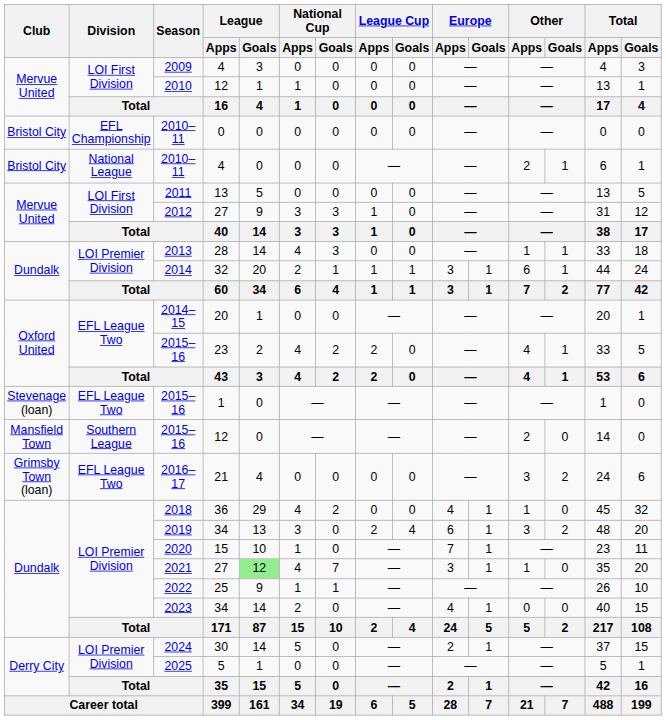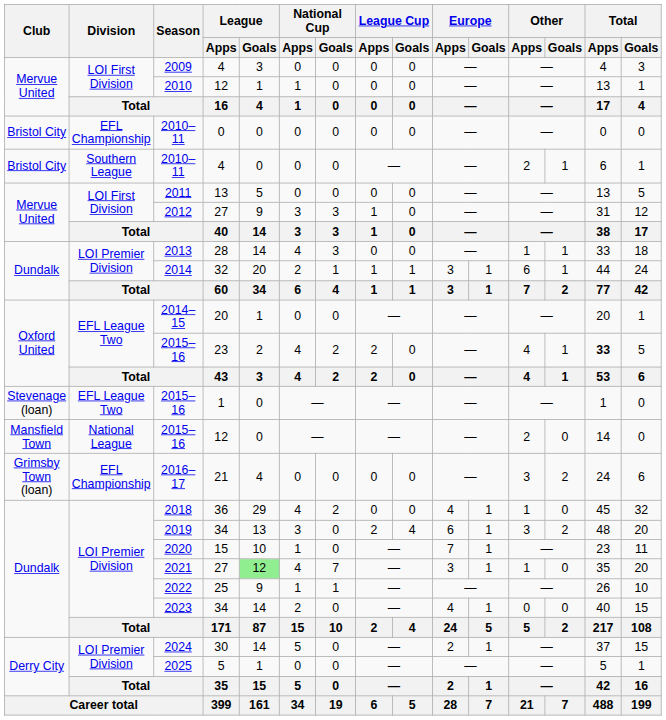(111, 166) National League -> (111, 166) Southern League
(603, 350) normal -> (603, 350) bold
(111, 436) Southern League -> (111, 436) National League
(111, 476) EFL League Two -> (111, 476) EFL Championship
